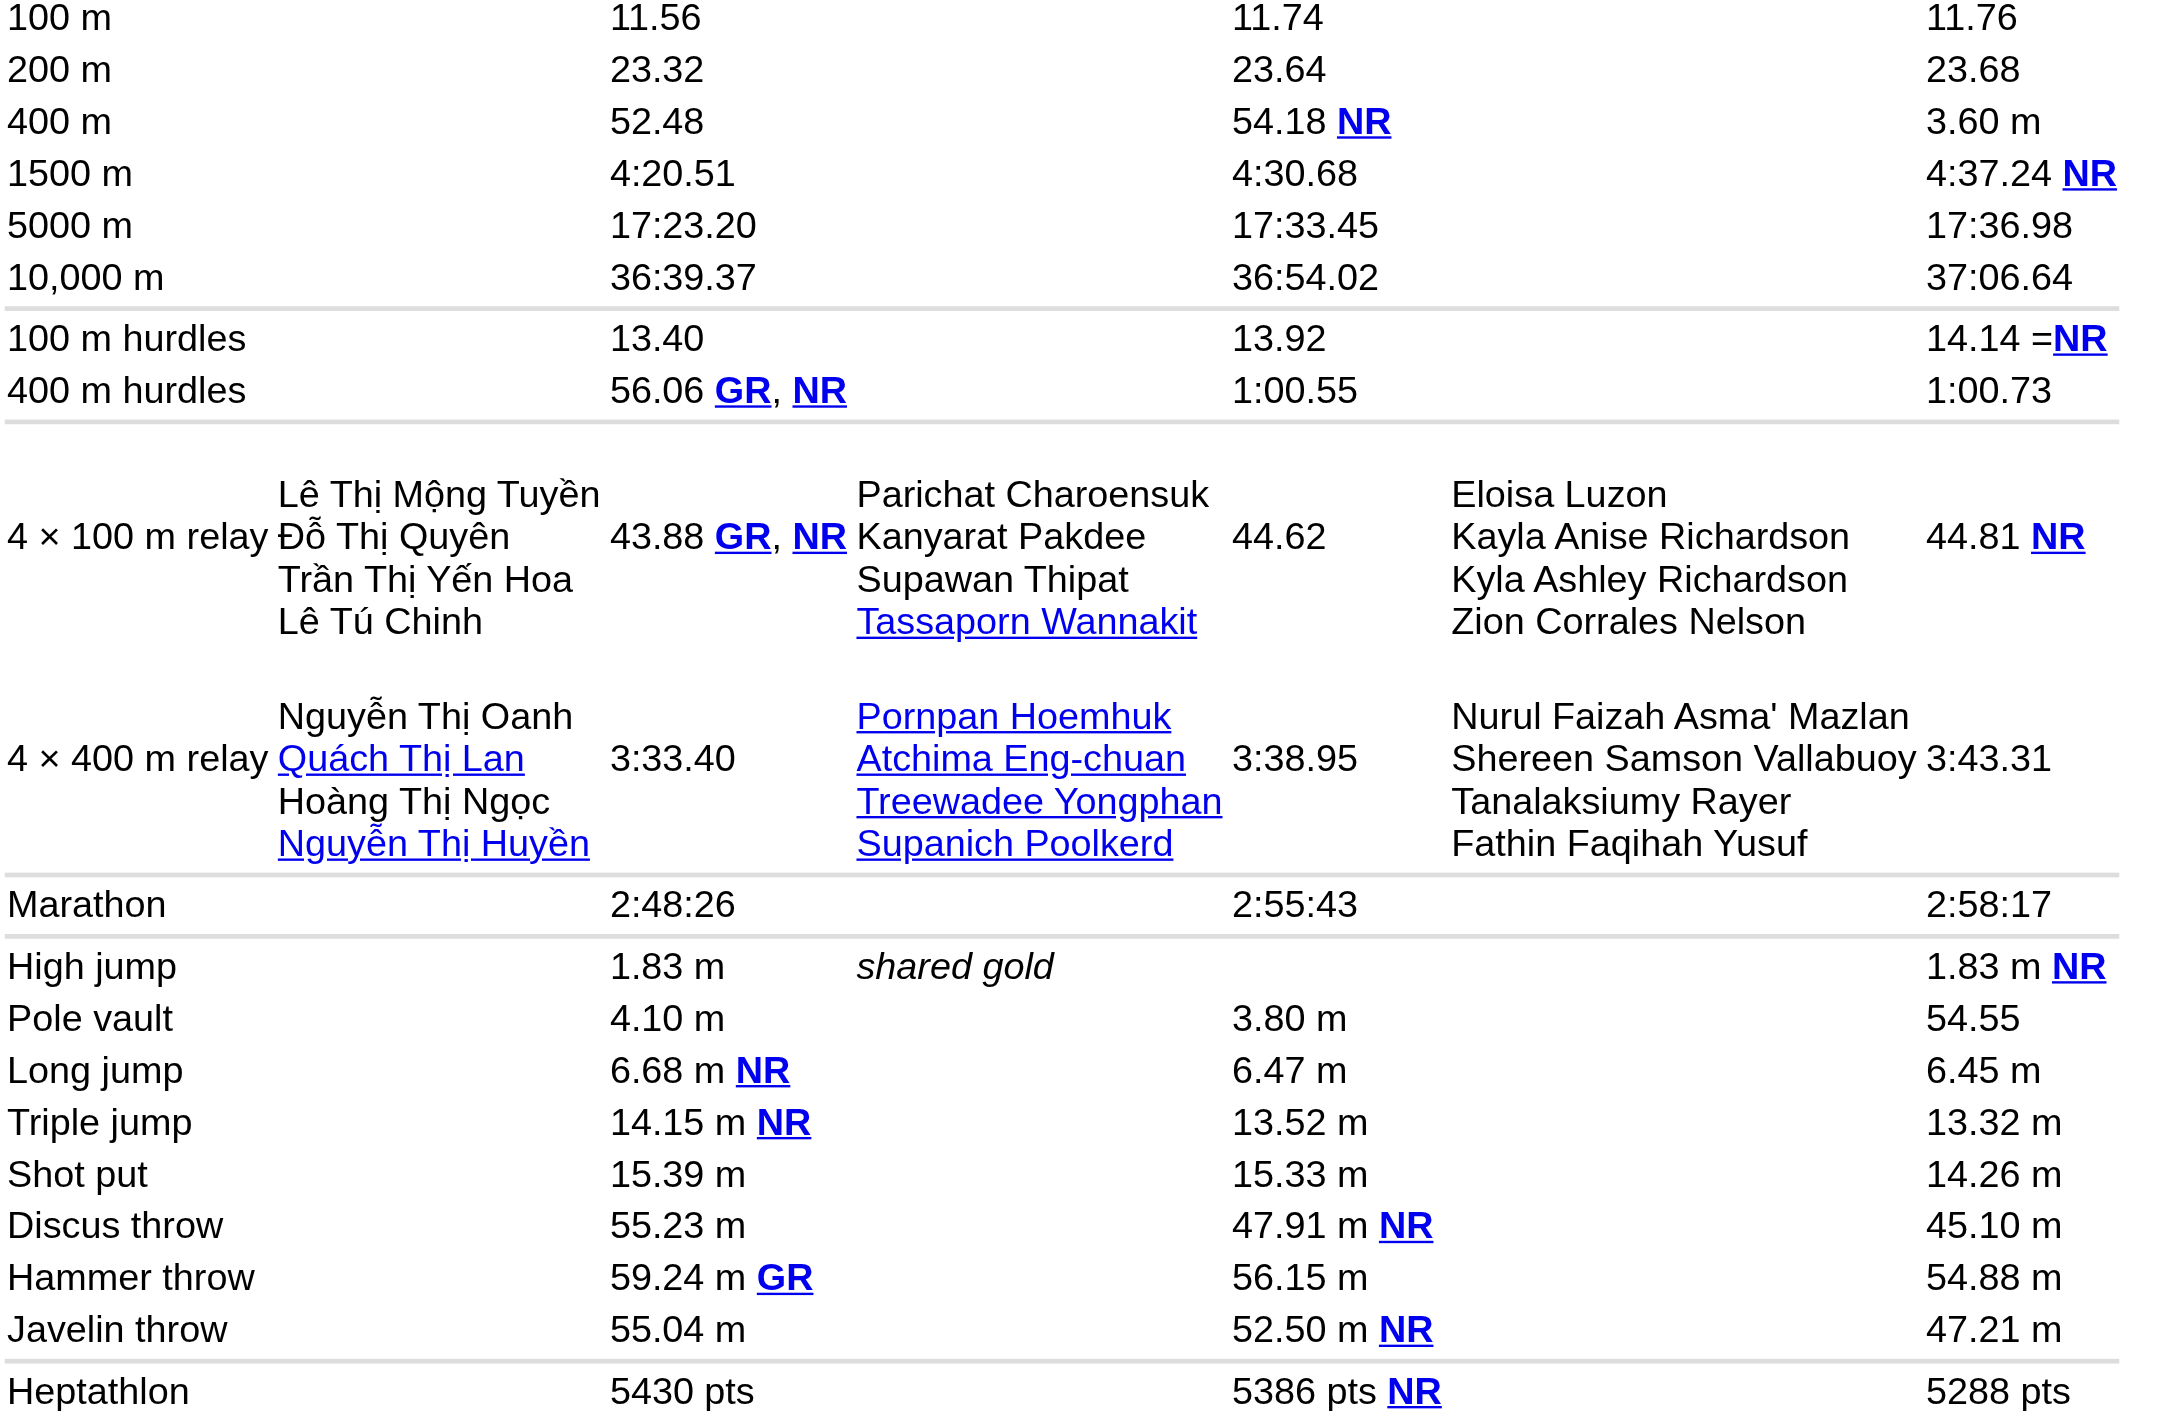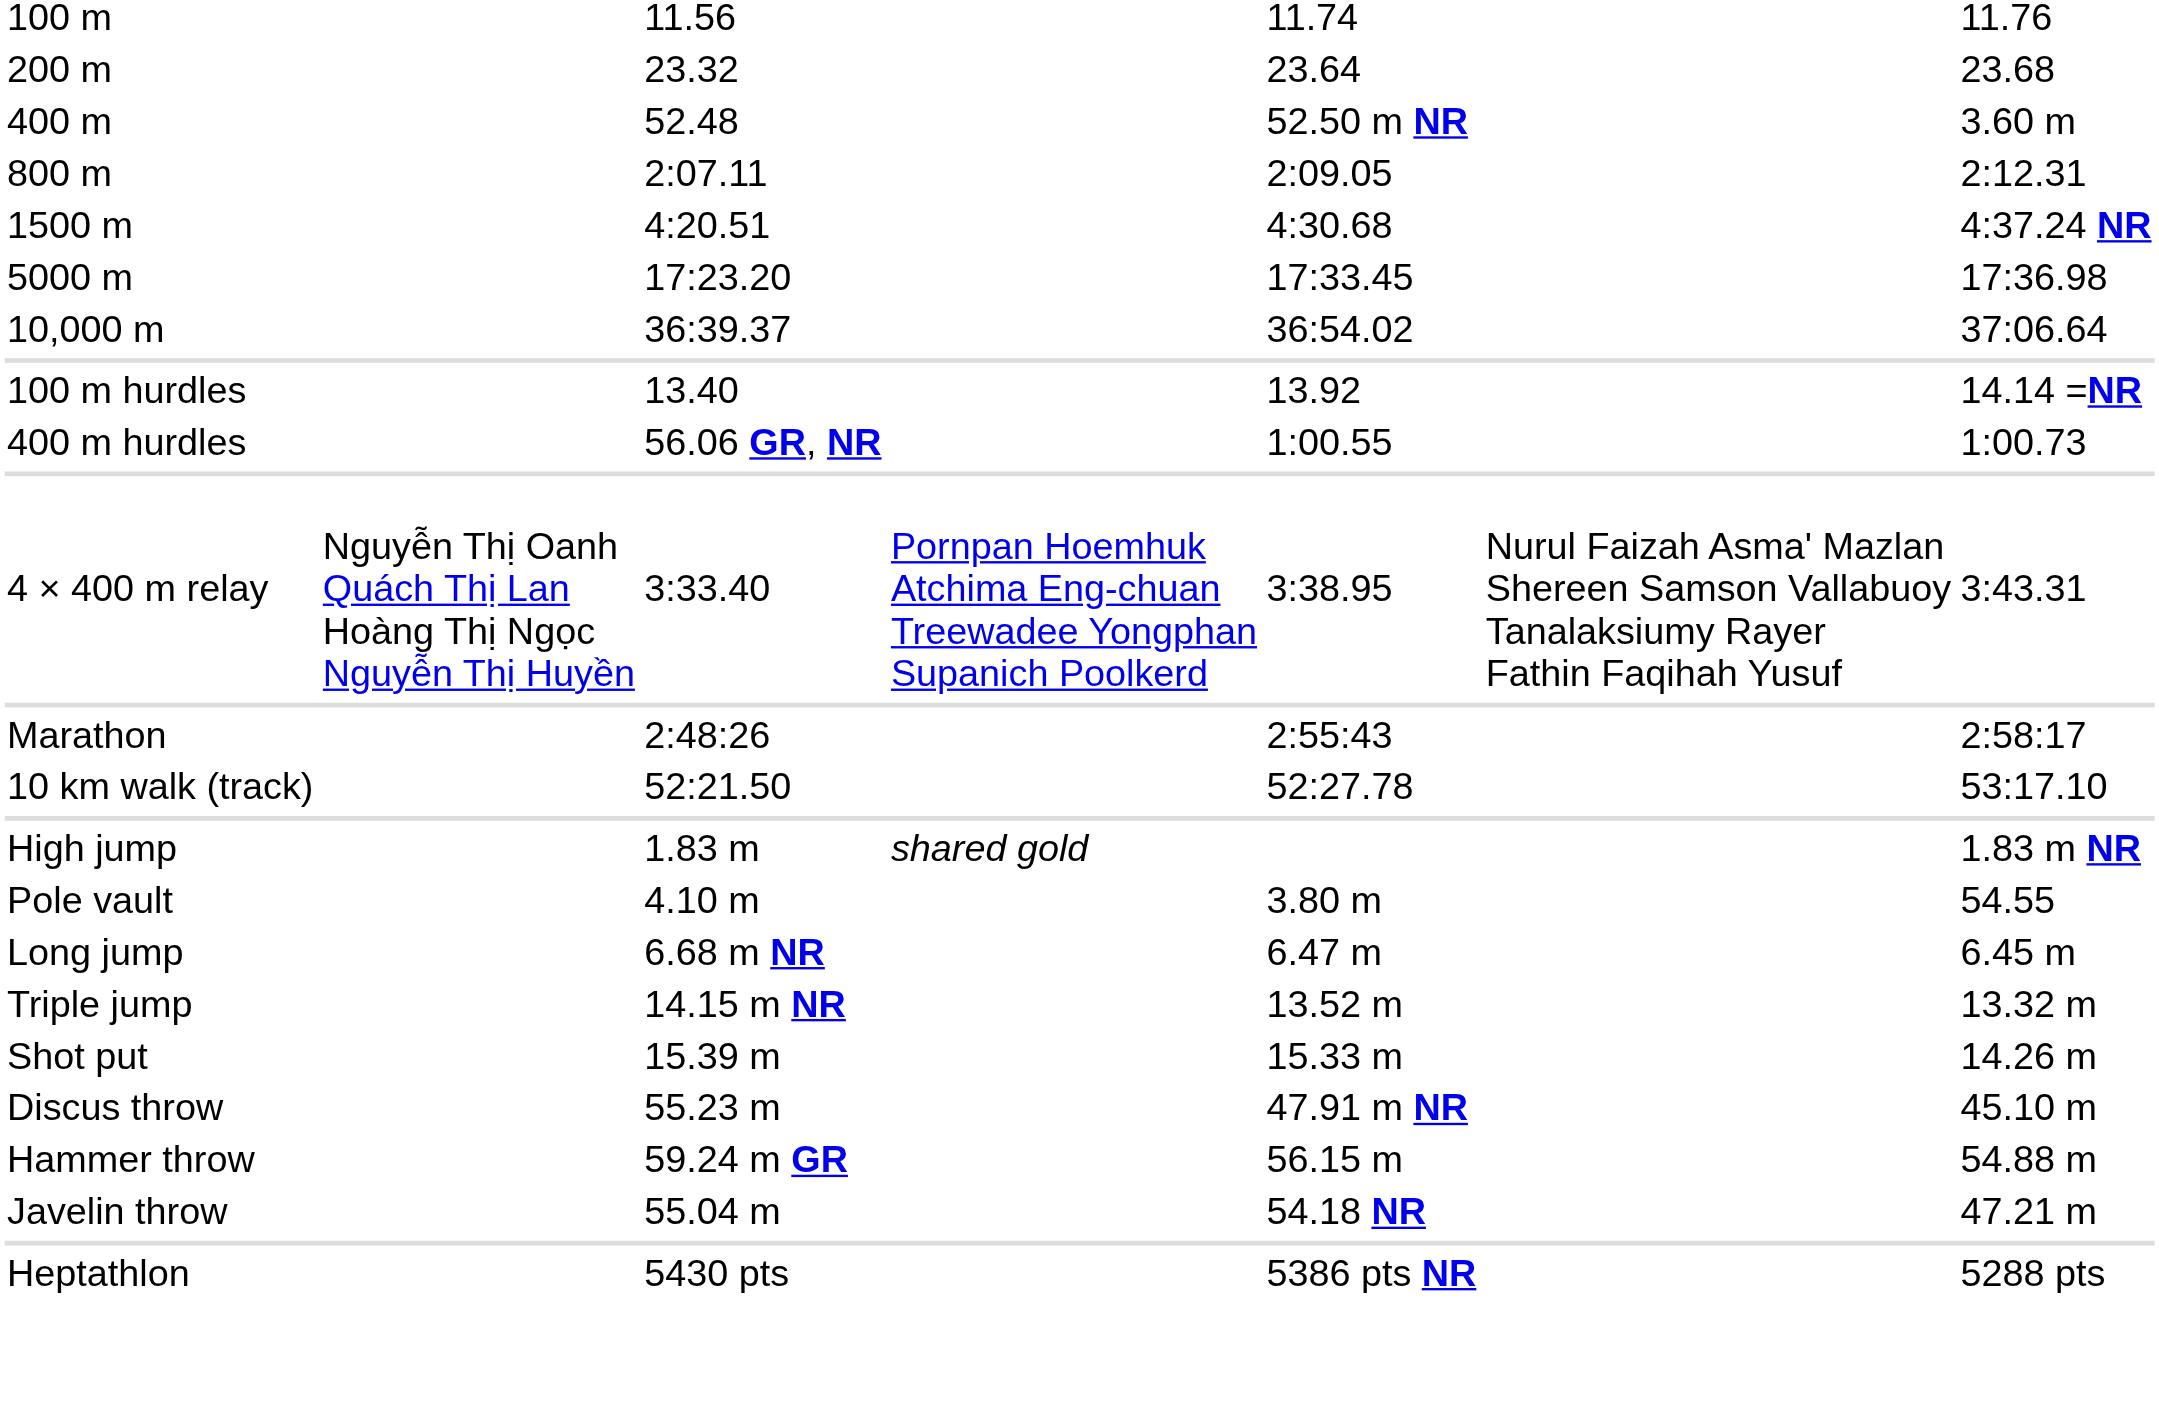(1312, 121) 54.18 NR -> (1367, 121) 52.50 m NR
+ row: (60, 173)
- row: (138, 536)
+ row: (160, 786)
(1333, 1329) 52.50 m NR -> (1346, 1211) 54.18 NR
